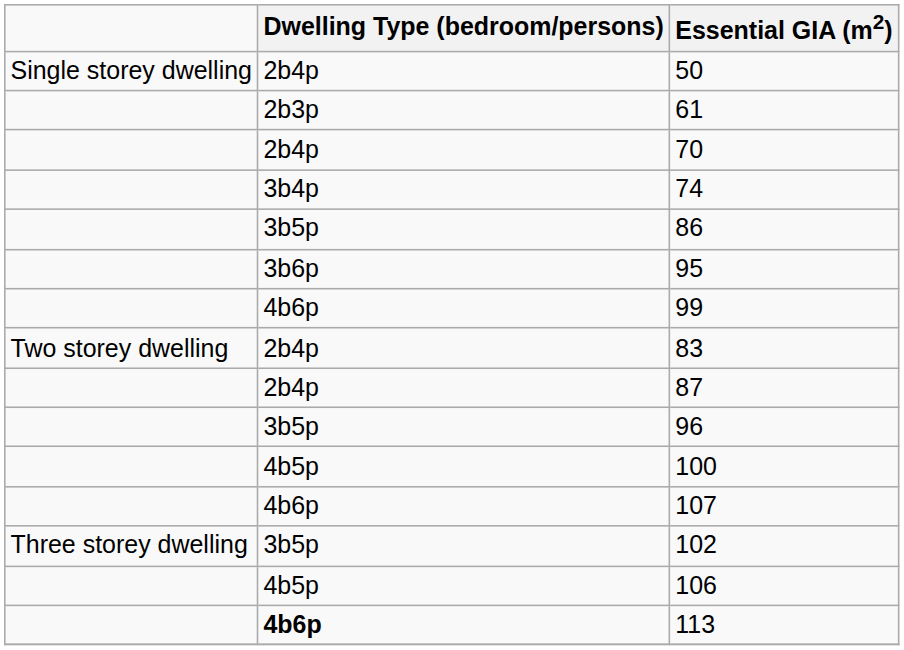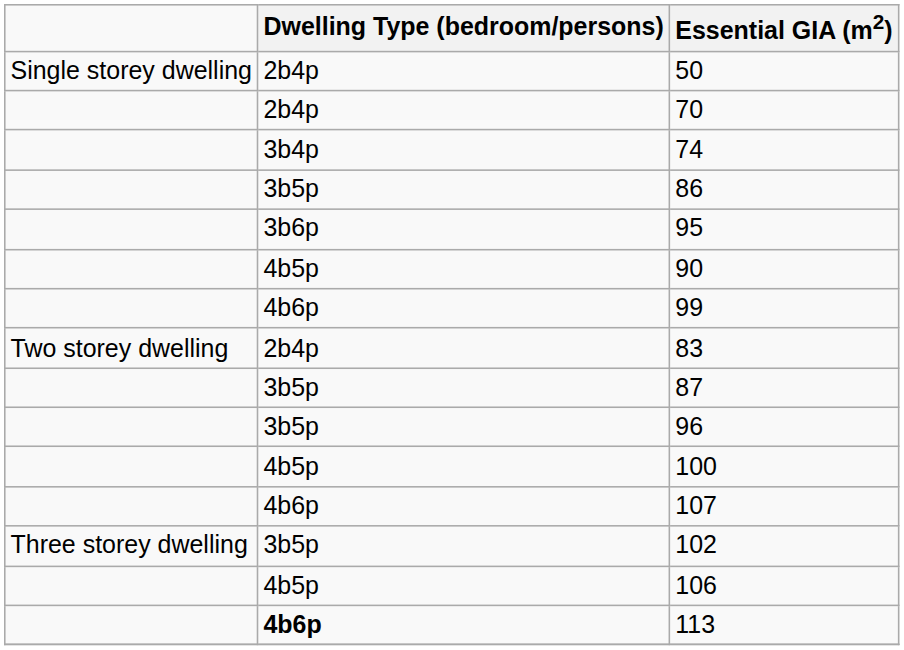- row: (689, 110)
+ row: (689, 268)
(291, 387) 2b4p -> (291, 387) 3b5p
